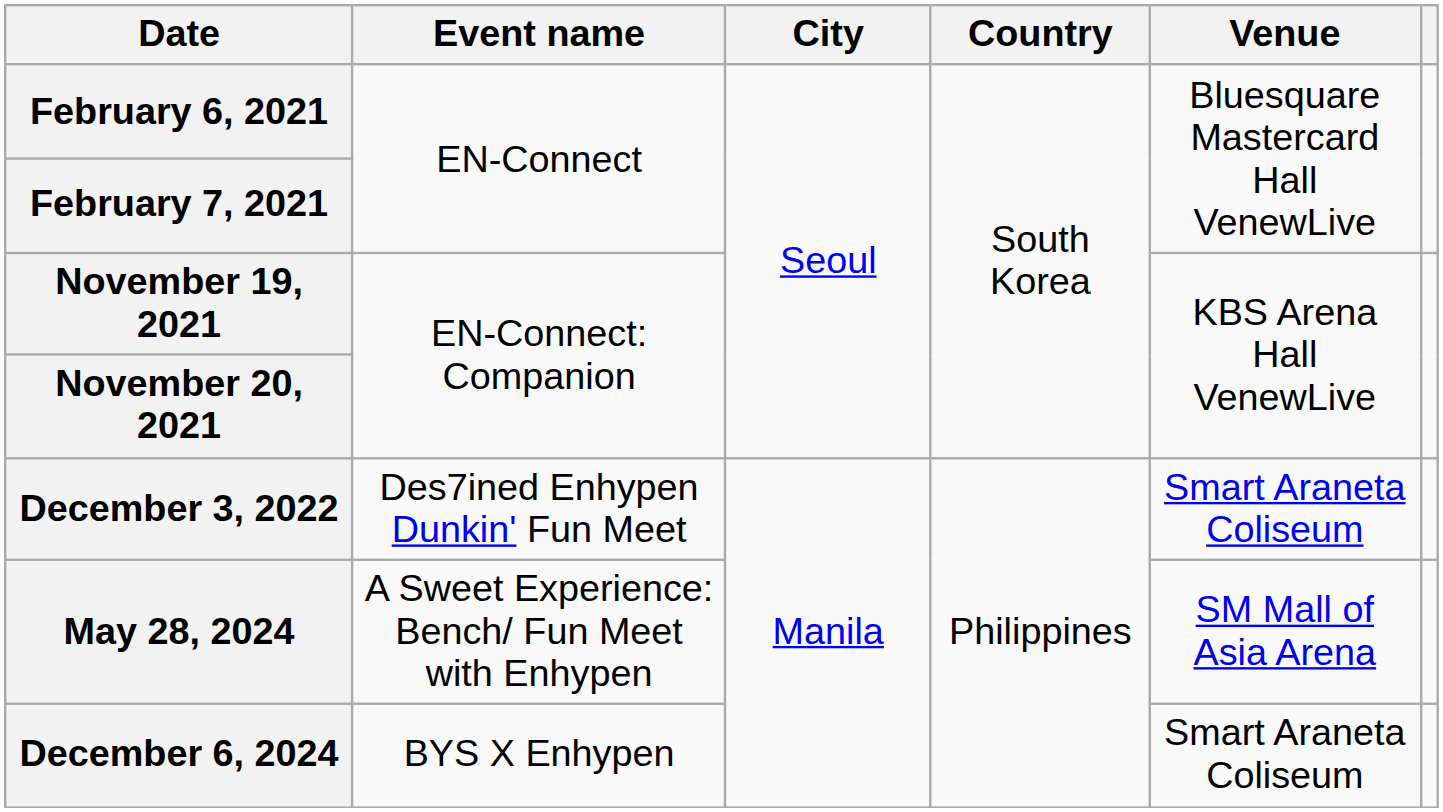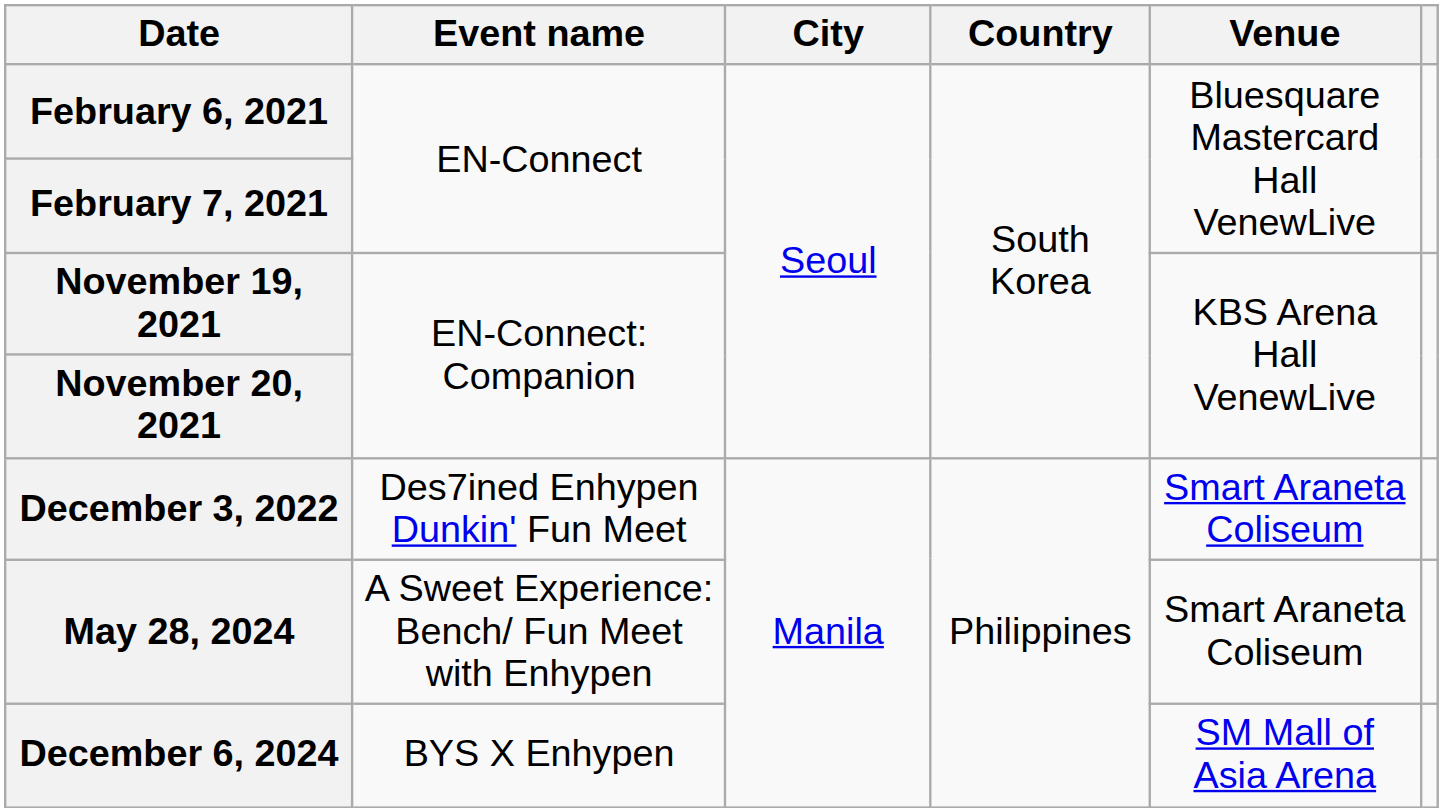(1285, 631) SM Mall of Asia Arena -> (1285, 631) Smart Araneta Coliseum
(1285, 754) Smart Araneta Coliseum -> (1285, 754) SM Mall of Asia Arena
